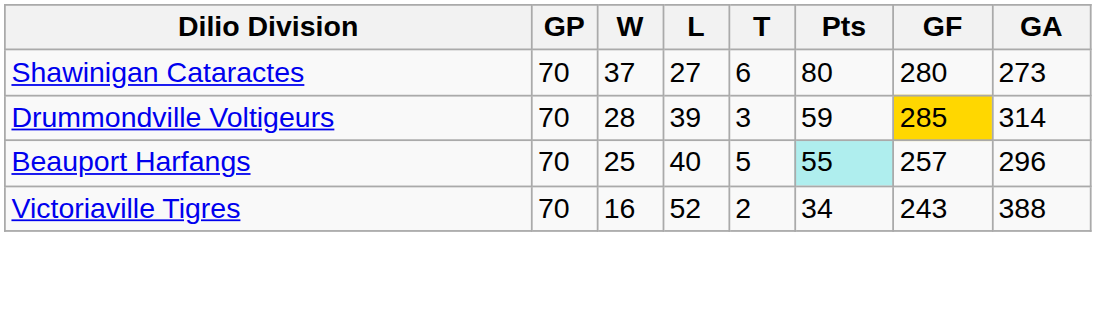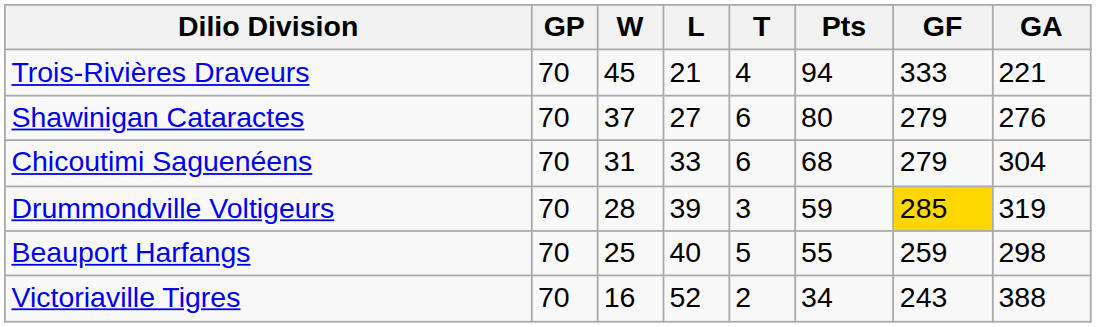+ row: (160, 72)
(924, 72) 280 -> (924, 117) 279
(1022, 72) 273 -> (1022, 117) 276
+ row: (162, 162)
(1022, 117) 314 -> (1022, 207) 319
(817, 162) paleturquoise background -> (817, 252) no background
(924, 162) 257 -> (924, 252) 259
(1022, 162) 296 -> (1022, 252) 298
